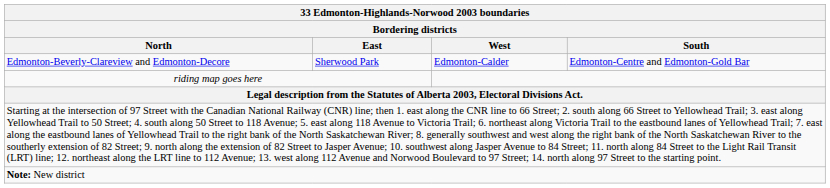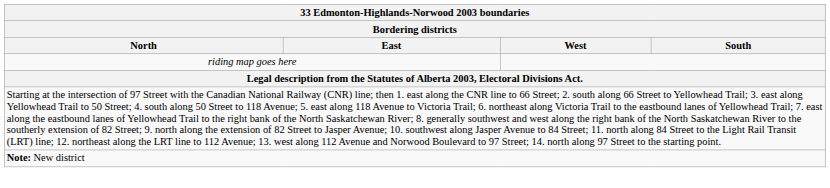- row: (118, 62)
